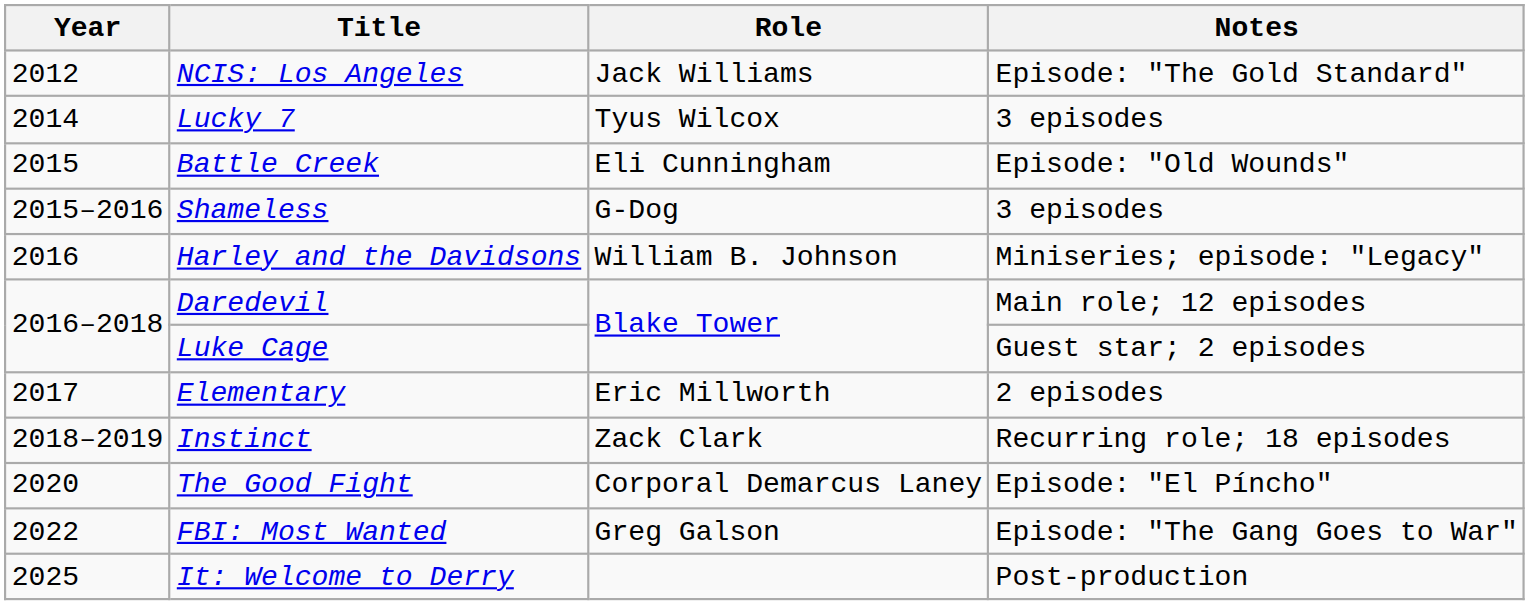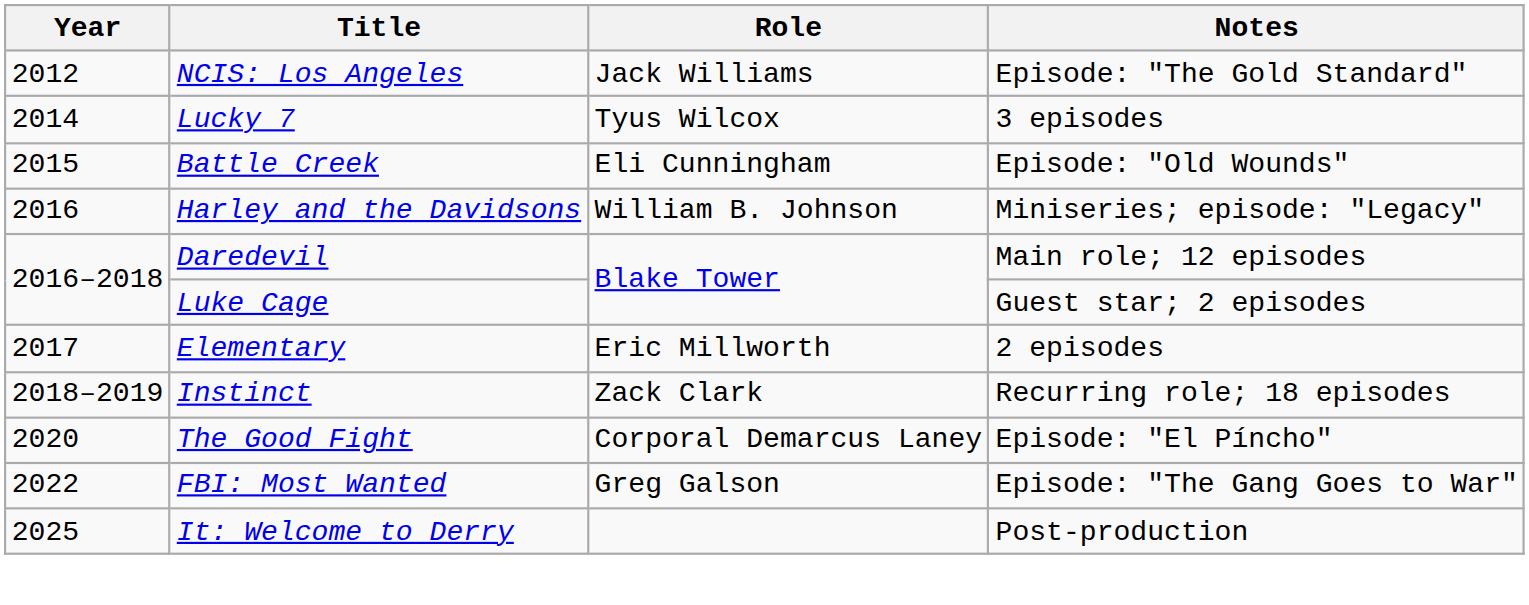- row: (253, 211)
